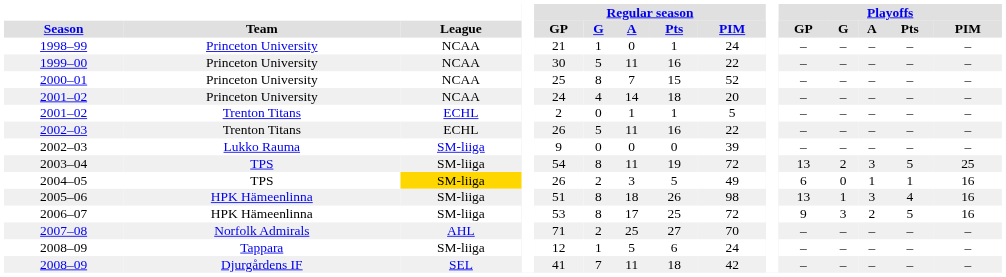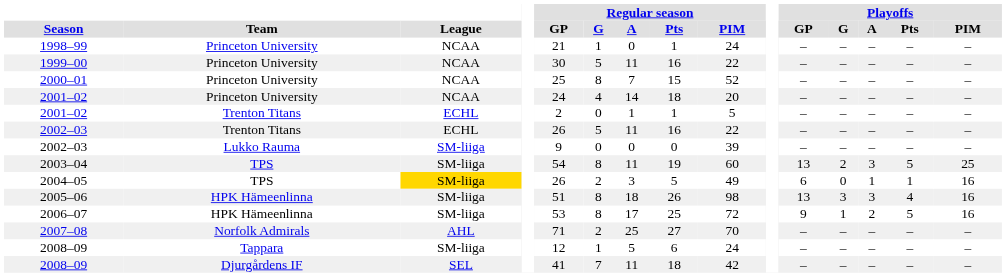(732, 163) 72 -> (732, 163) 60
(843, 197) 1 -> (843, 197) 3
(843, 214) 3 -> (843, 214) 1
